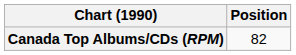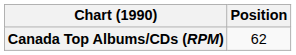(259, 38) 82 -> (259, 38) 62
